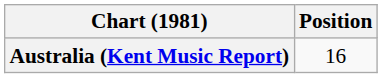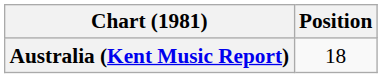(336, 55) 16 -> (336, 55) 18
